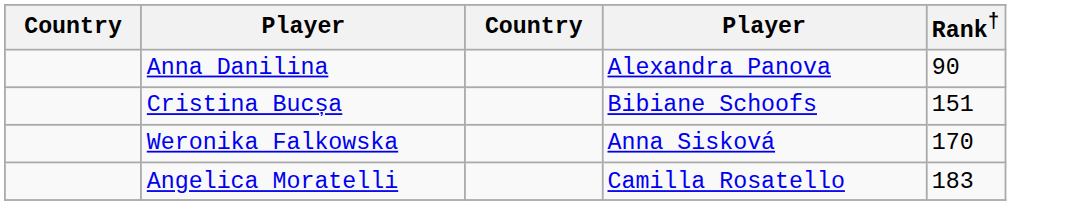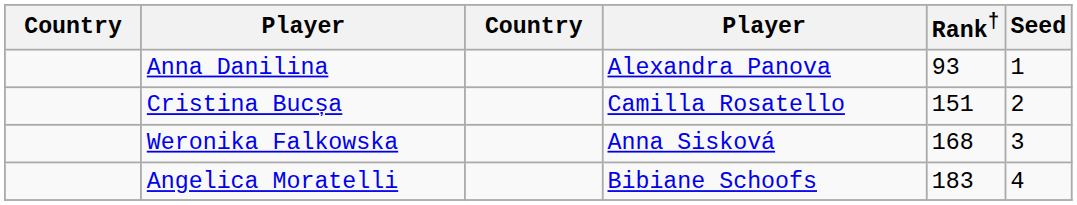+ column: (1038, 27)
(946, 68) 90 -> (946, 68) 93
(712, 106) Bibiane Schoofs -> (726, 106) Camilla Rosatello
(953, 144) 170 -> (953, 144) 168
(726, 182) Camilla Rosatello -> (712, 182) Bibiane Schoofs
